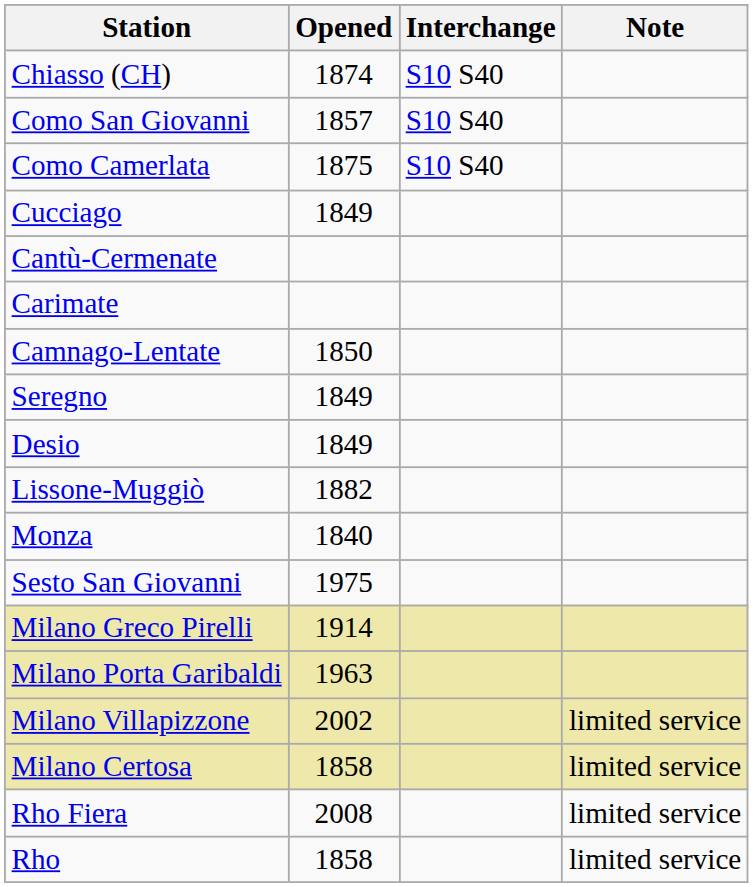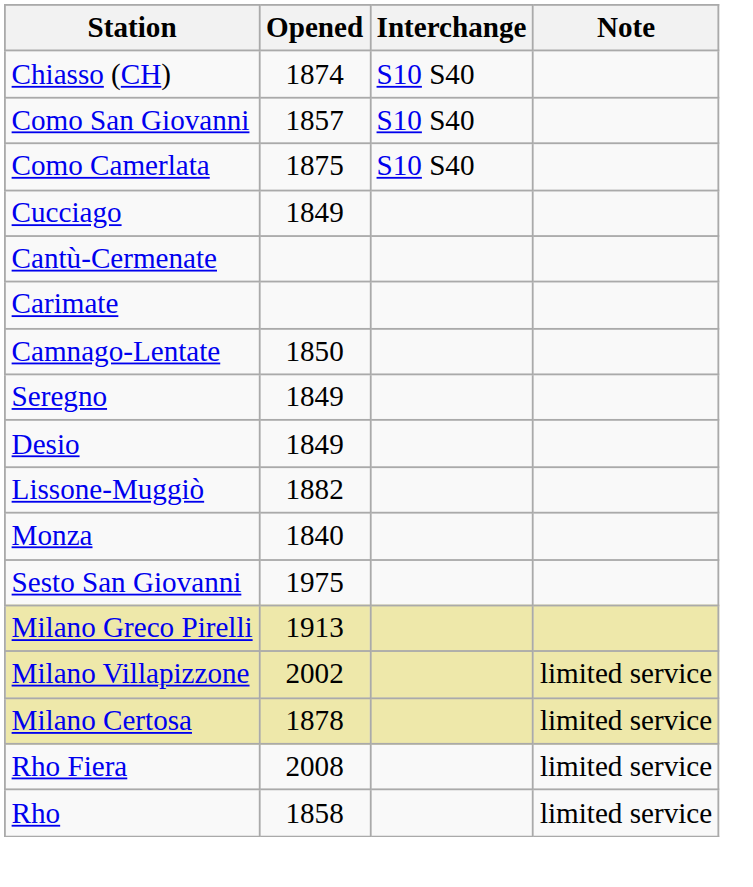(344, 627) 1914 -> (315, 627) 1913
- row: (147, 674)
(344, 766) 1858 -> (315, 720) 1878
